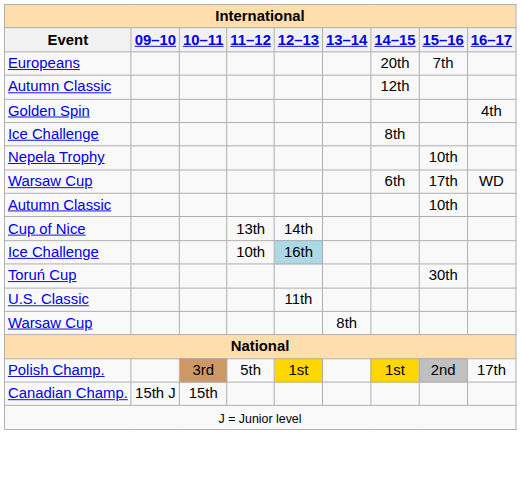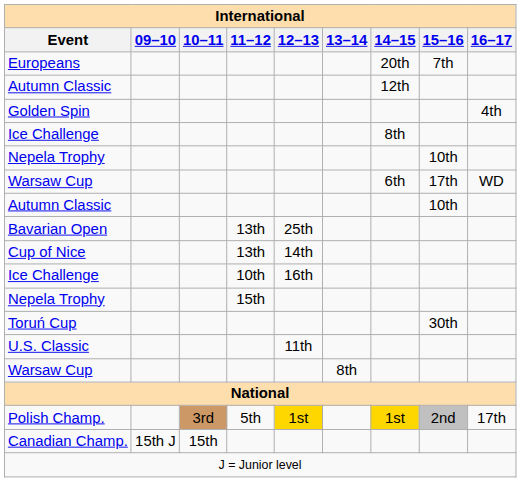+ row: (58, 228)
(298, 252) lightblue background -> (298, 275) no background
+ row: (56, 299)
